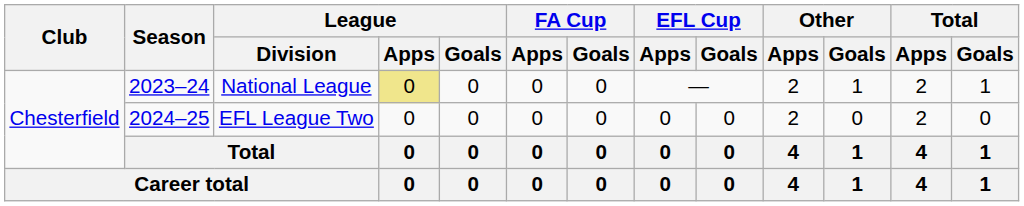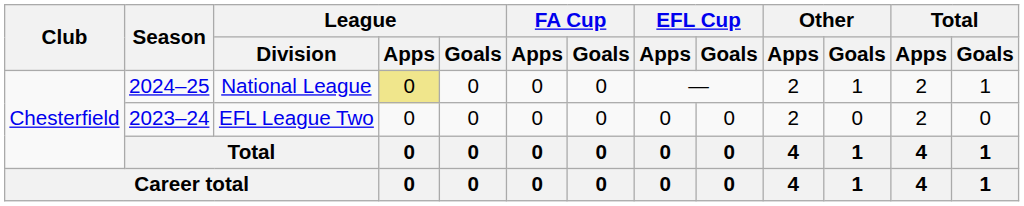(169, 86) 2023–24 -> (169, 86) 2024–25
(169, 119) 2024–25 -> (169, 119) 2023–24
